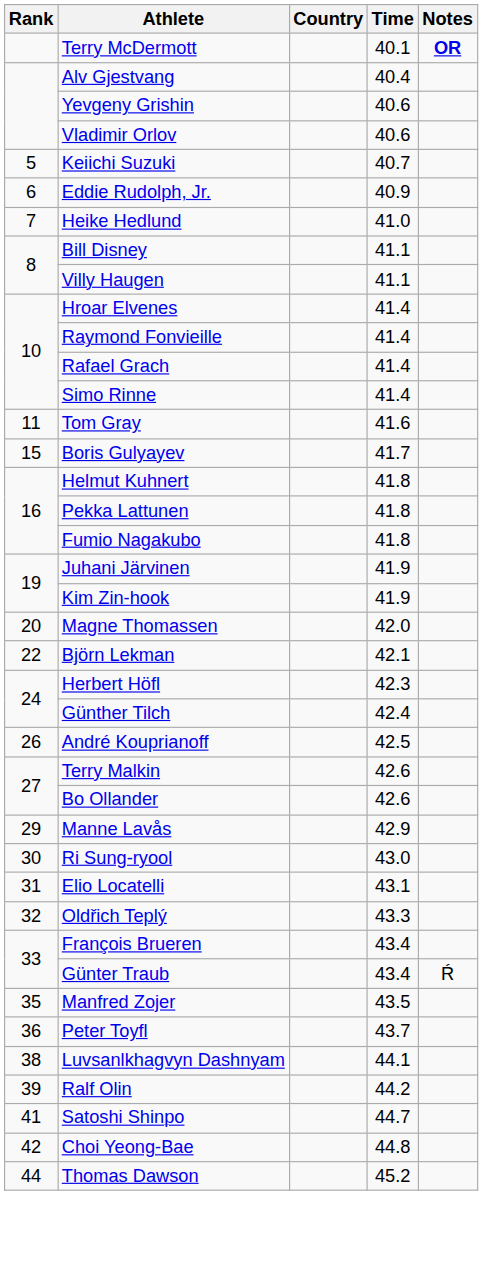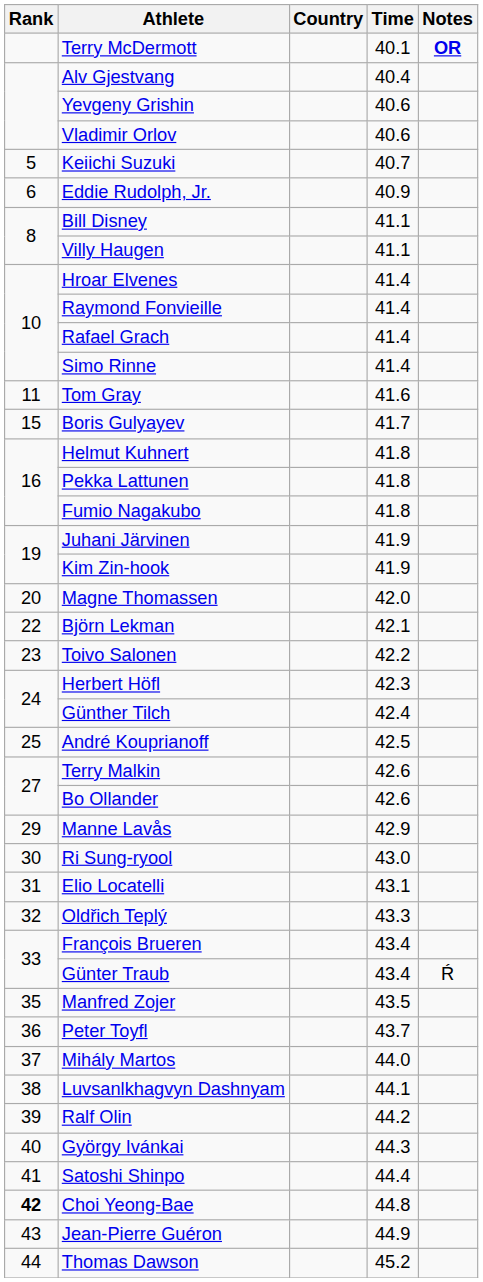- row: (122, 221)
+ row: (119, 655)
(31, 742) 26 -> (31, 742) 25
+ row: (119, 1060)
+ row: (123, 1147)
(393, 1118) 44.7 -> (393, 1176) 44.4
(31, 1147) normal -> (31, 1204) bold
+ row: (142, 1233)
